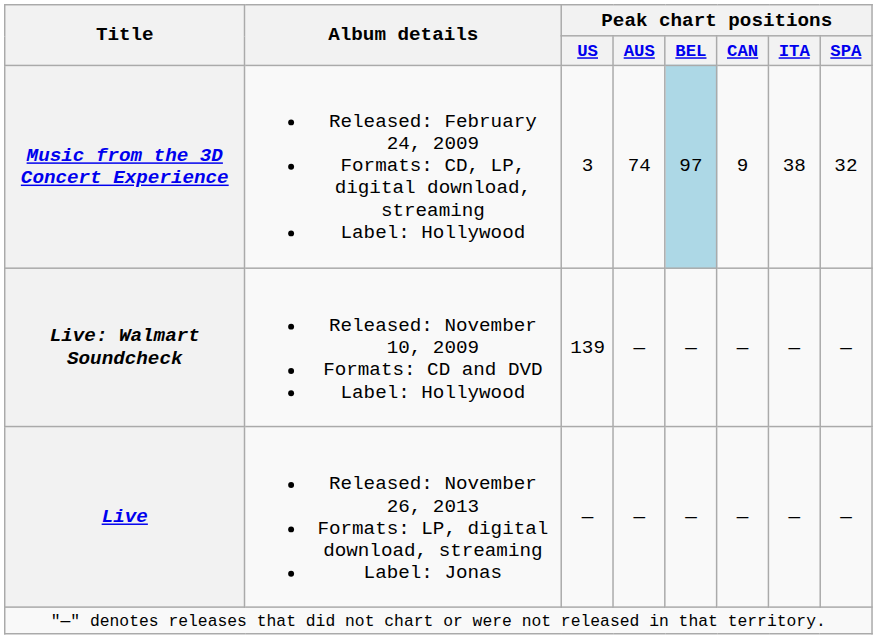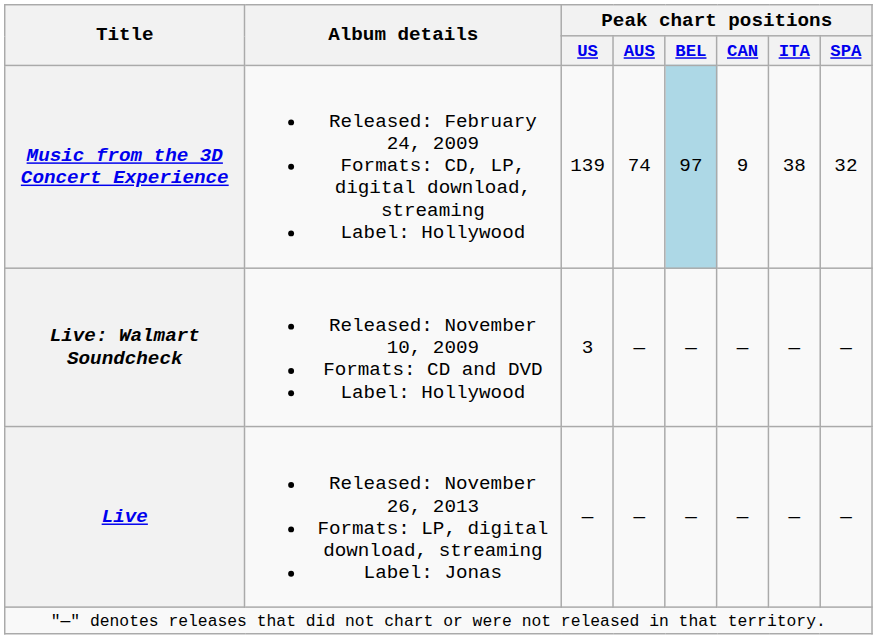(588, 167) 3 -> (588, 167) 139
(588, 348) 139 -> (588, 348) 3
